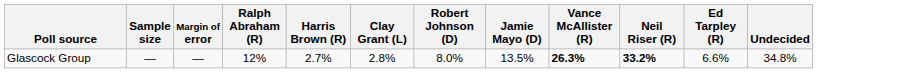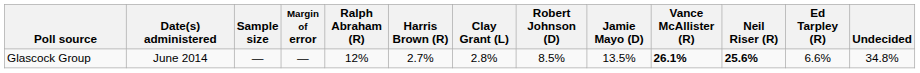+ column: (180, 33)
(450, 58) 8.0% -> (552, 58) 8.5%
(568, 58) 26.3% -> (670, 58) 26.1%
(639, 58) 33.2% -> (741, 58) 25.6%
